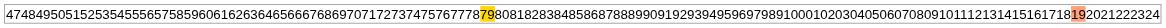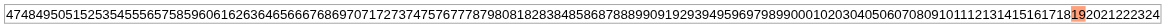(487, 14) gold background -> (487, 14) no background
(783, 14) 91 -> (783, 14) 99
